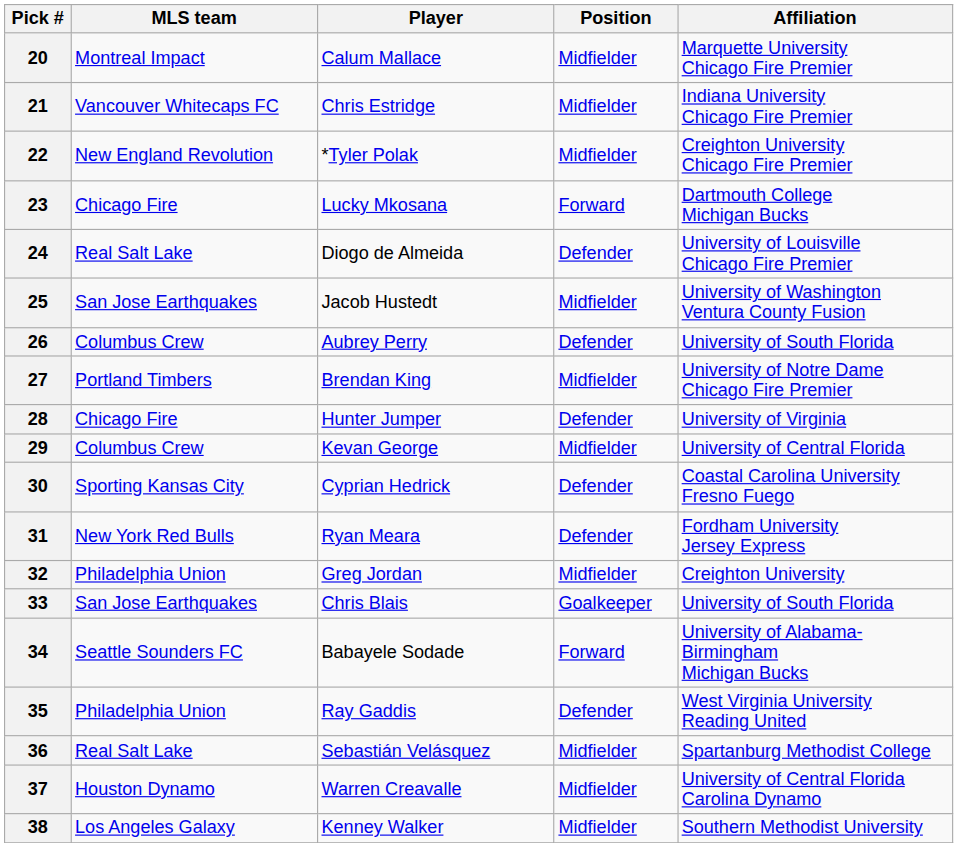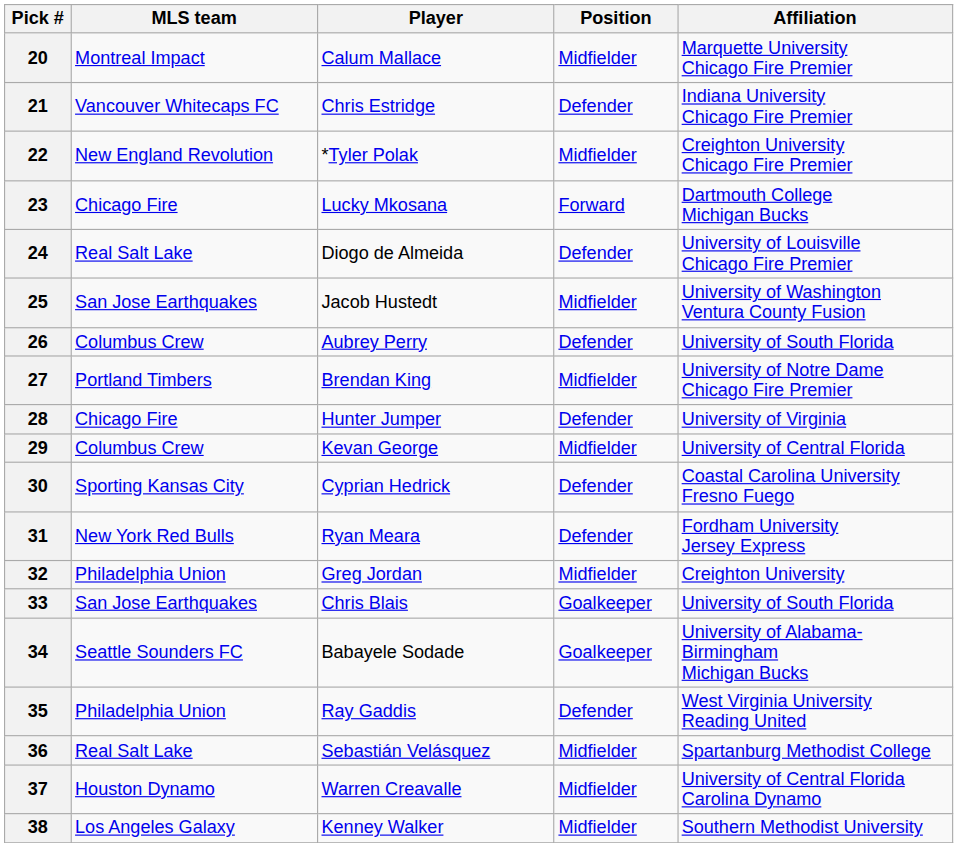(598, 106) Midfielder -> (596, 106) Defender
(592, 652) Forward -> (605, 652) Goalkeeper
